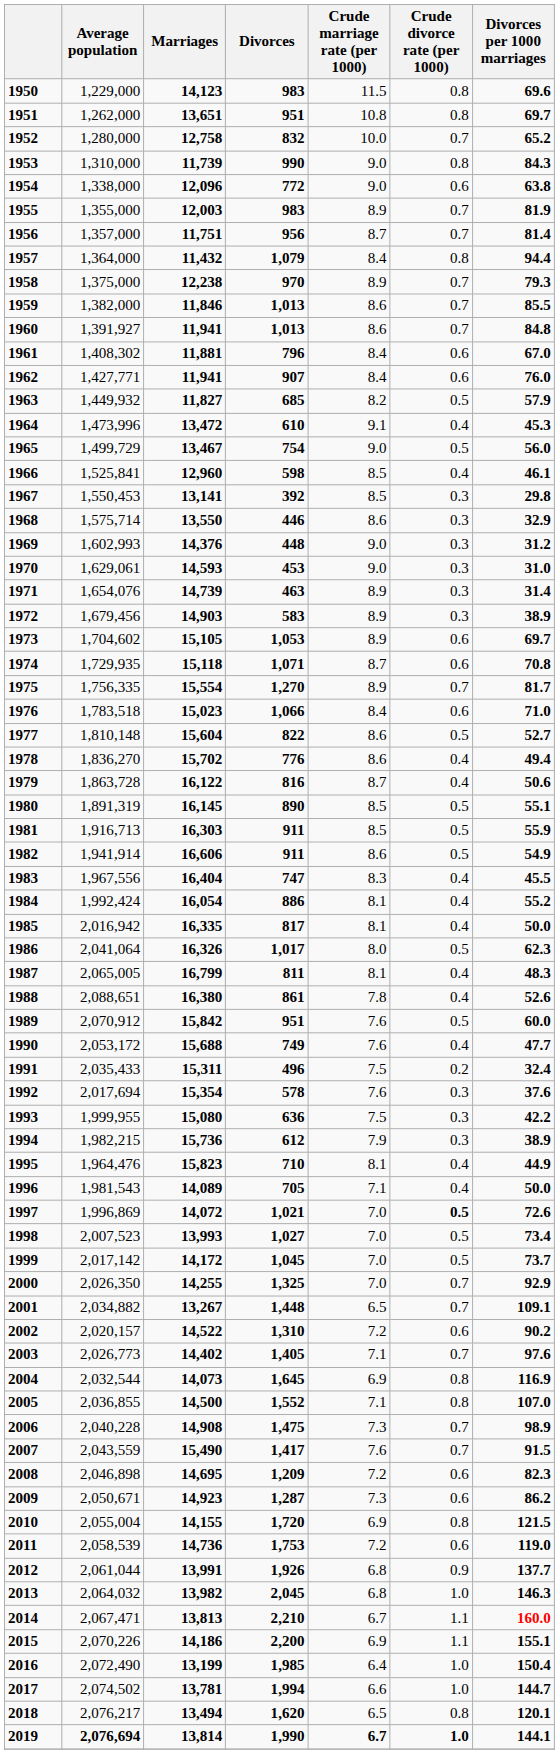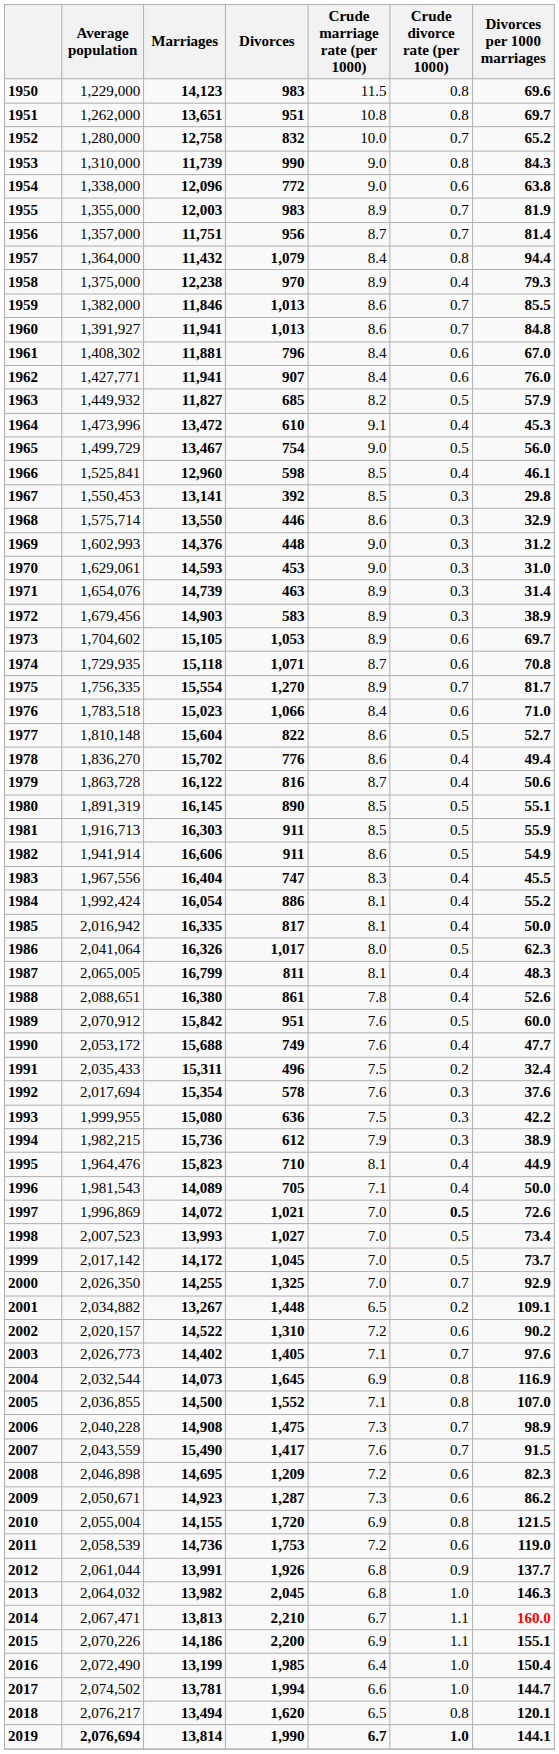(459, 281) 0.7 -> (459, 281) 0.4
(459, 1307) 0.7 -> (459, 1307) 0.2
